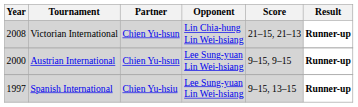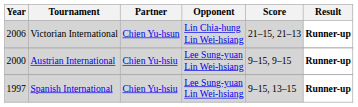(16, 34) 2008 -> (16, 34) 2006
(151, 61) Chien Yu-hsun -> (150, 61) Chien Yu-hsiu
